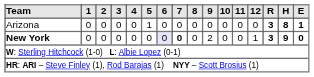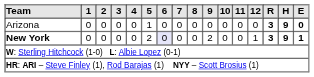(286, 24) 8 -> (286, 24) 9
(301, 24) 1 -> (301, 24) 0
(149, 38) 0 -> (149, 38) 2
(180, 38) bold -> (180, 38) normal
(301, 38) 0 -> (301, 38) 1
